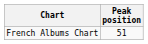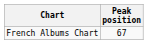(122, 33) 51 -> (122, 33) 67
